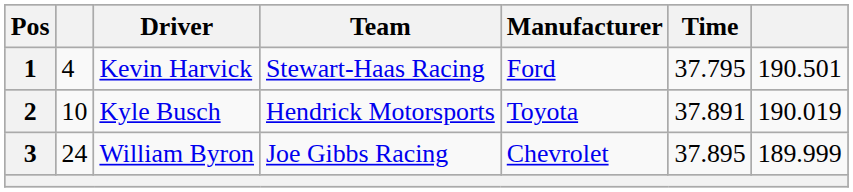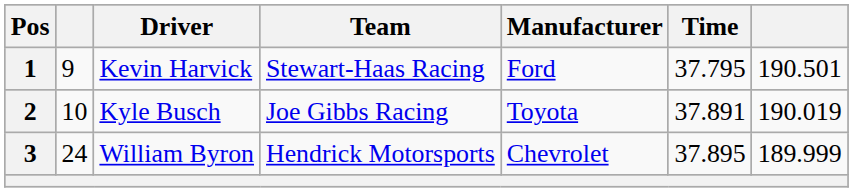(68, 68) 4 -> (68, 68) 9
(380, 111) Hendrick Motorsports -> (357, 111) Joe Gibbs Racing
(357, 153) Joe Gibbs Racing -> (380, 153) Hendrick Motorsports
